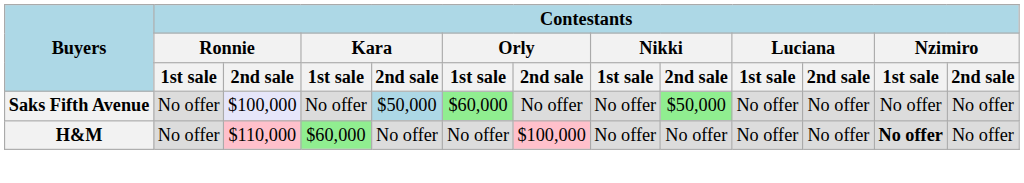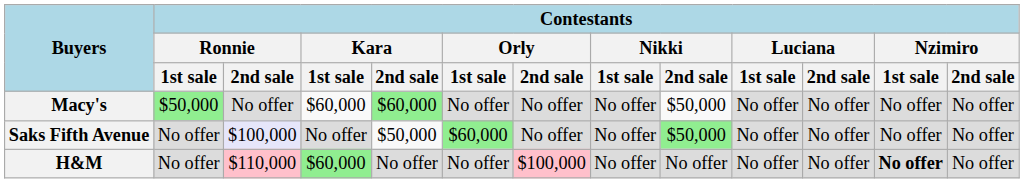+ row: (79, 105)
(407, 105) lightblue background -> (407, 134) no background
